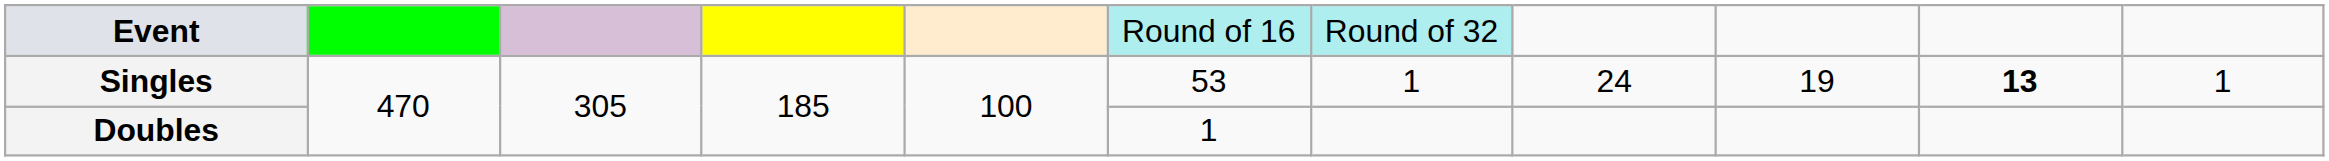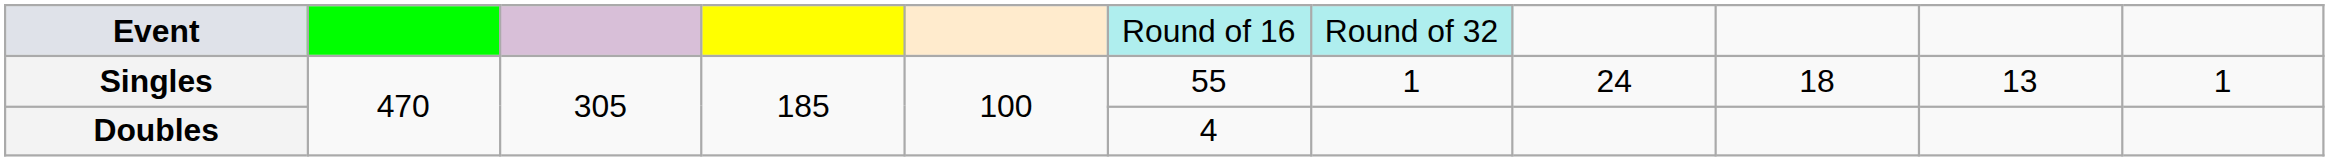(1209, 81) 53 -> (1209, 81) 55
(1817, 81) 19 -> (1817, 81) 18
(2020, 81) bold -> (2020, 81) normal
(1209, 131) 1 -> (1209, 131) 4
